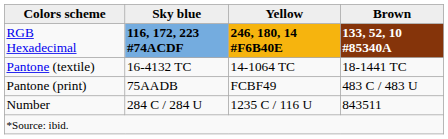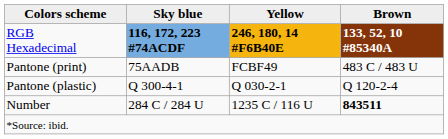- row: (51, 67)
+ row: (51, 86)
(362, 105) normal -> (362, 105) bold
